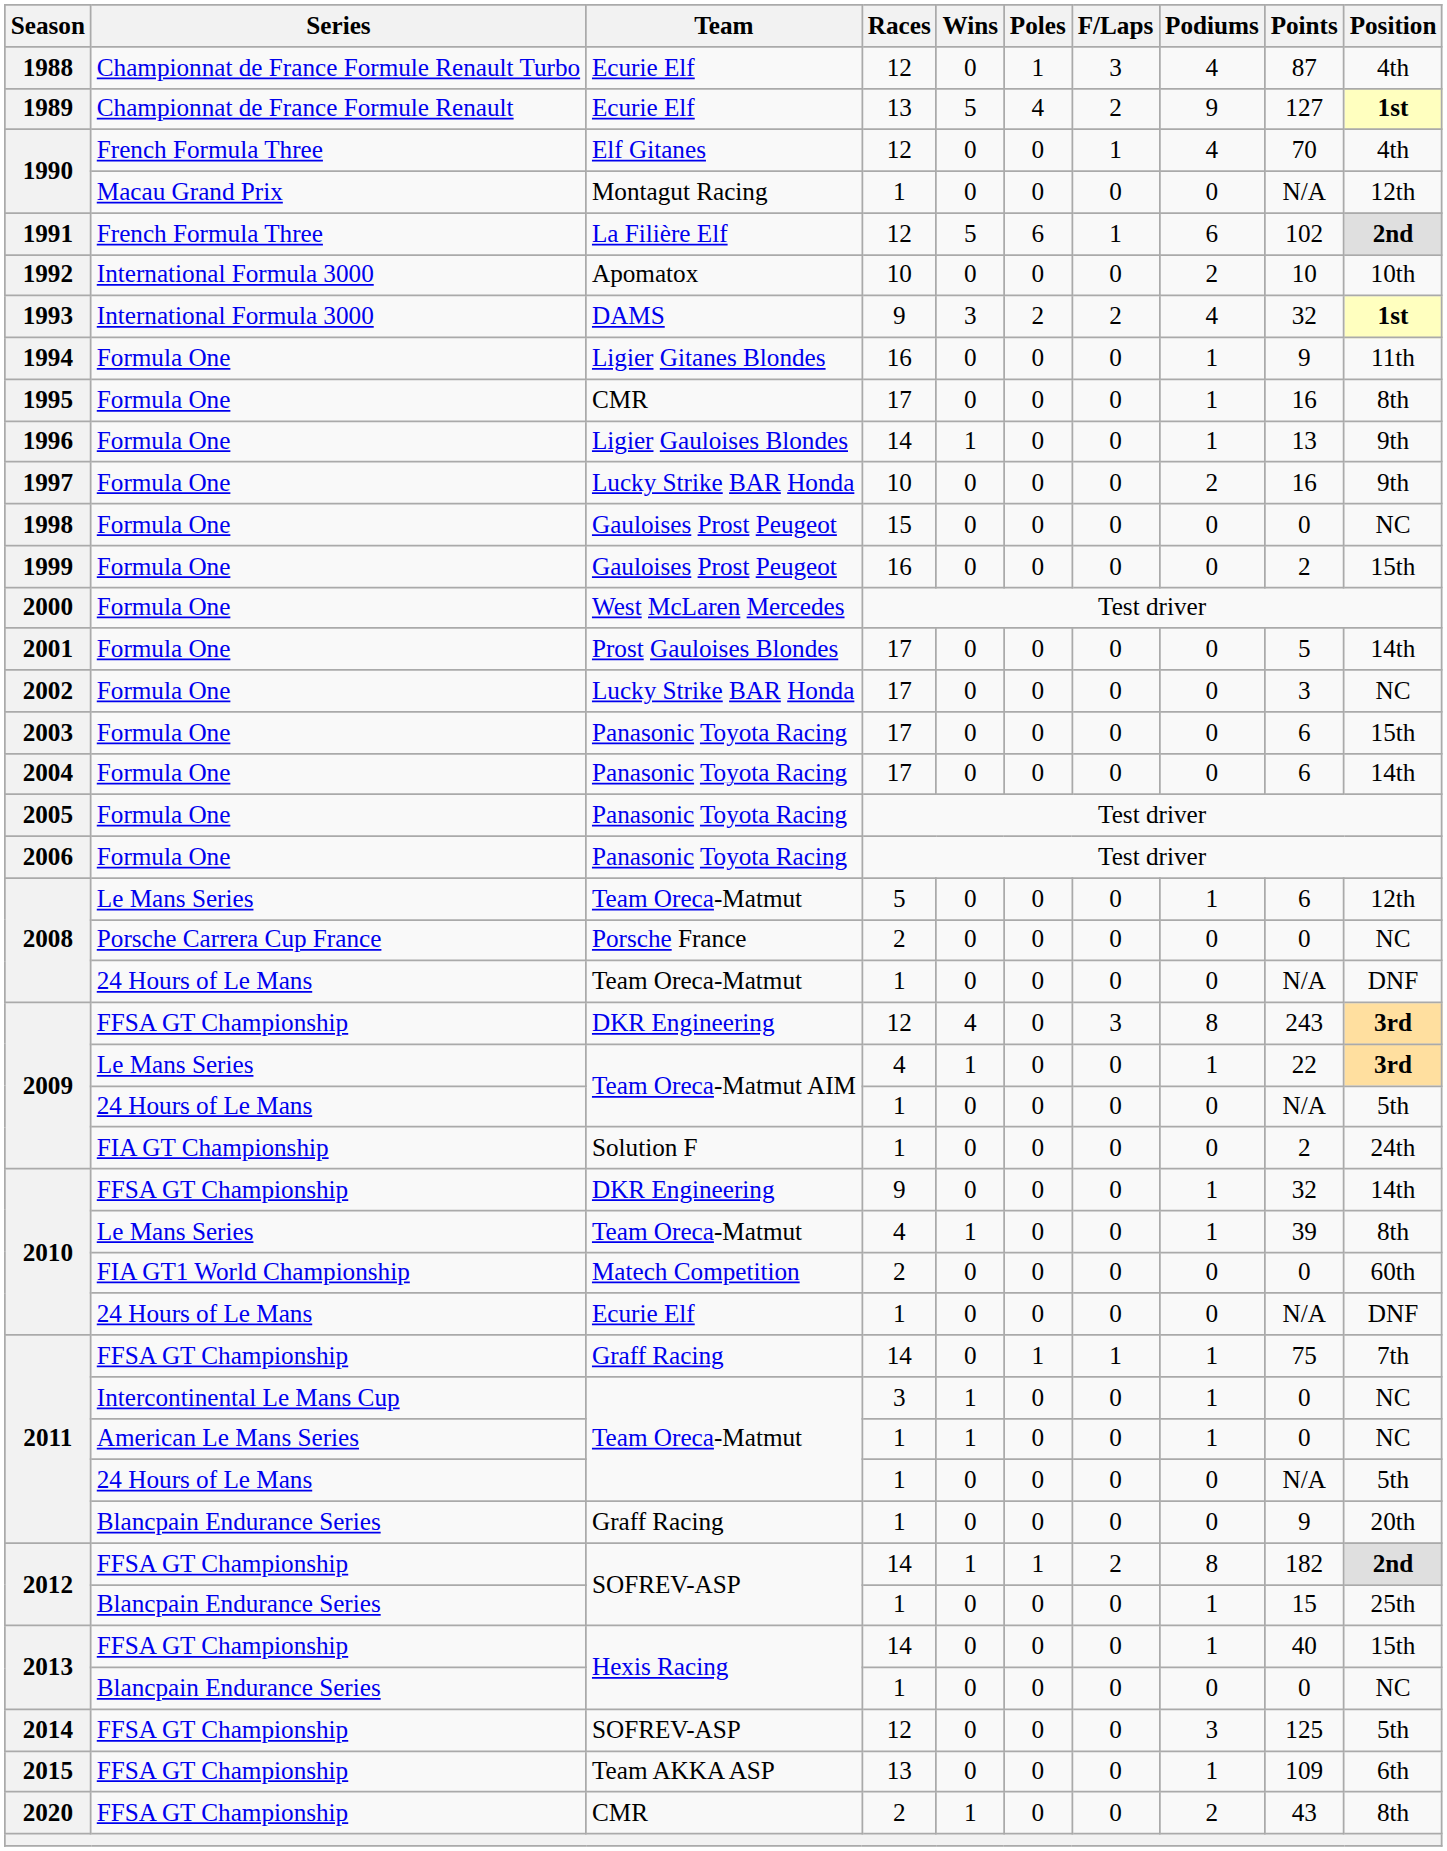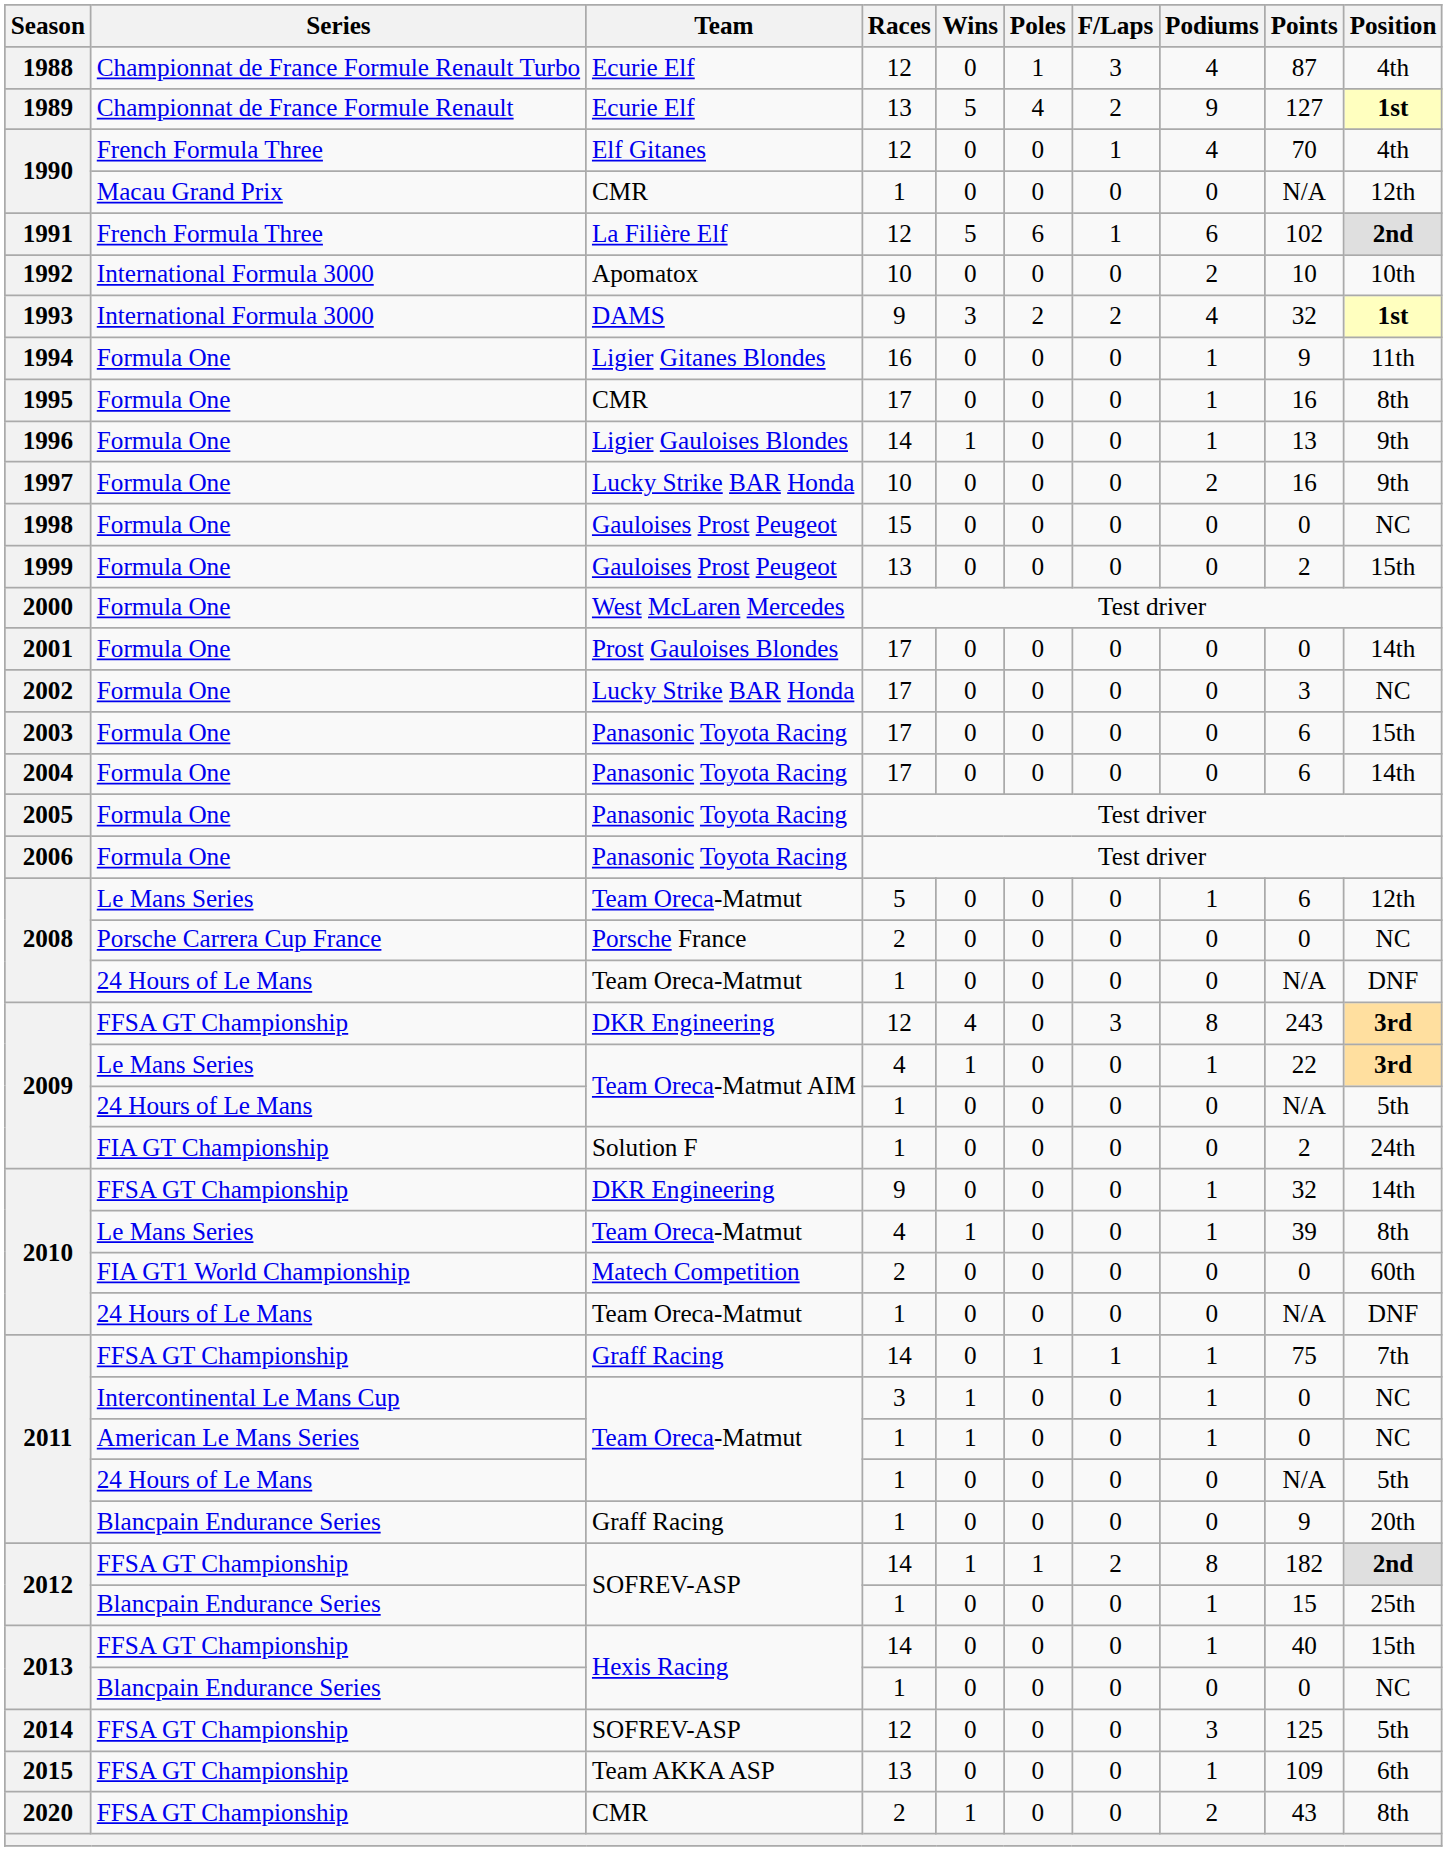(680, 191) Montagut Racing -> (620, 191) CMR
(899, 565) 16 -> (899, 565) 13
(1304, 649) 5 -> (1304, 649) 0
(643, 1314) Ecurie Elf -> (697, 1314) Team Oreca-Matmut
